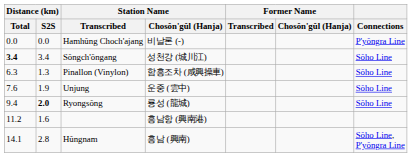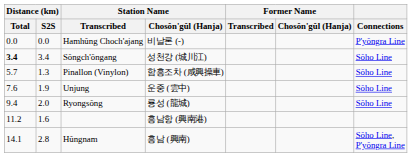(12, 73) 6.3 -> (12, 73) 5.7
(44, 104) bold -> (44, 104) normal
